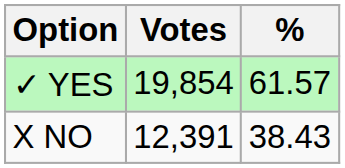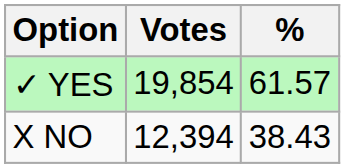(184, 136) 12,391 -> (184, 136) 12,394
